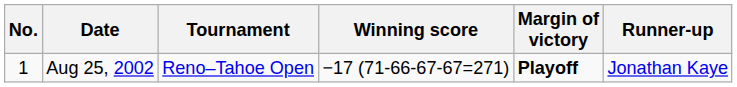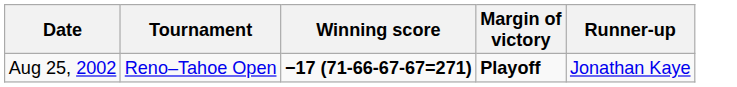- column: (23, 29)
(416, 68) normal -> (378, 68) bold
